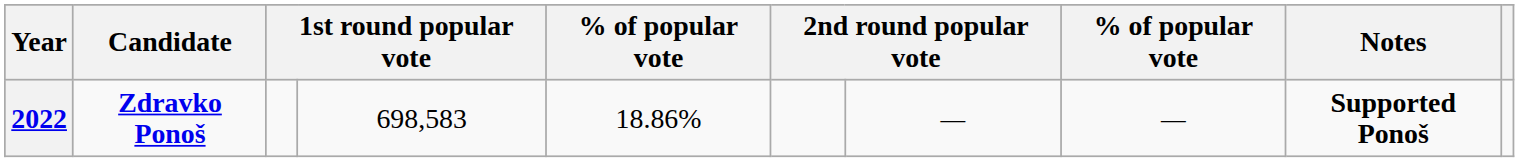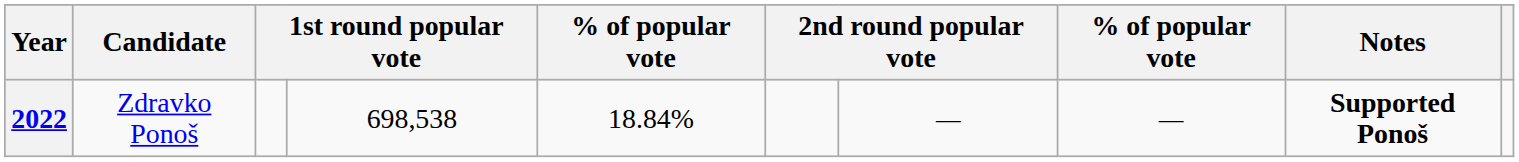(170, 117) bold -> (164, 117) normal
(422, 117) 698,583 -> (412, 117) 698,538
(659, 117) 18.86% -> (651, 117) 18.84%
